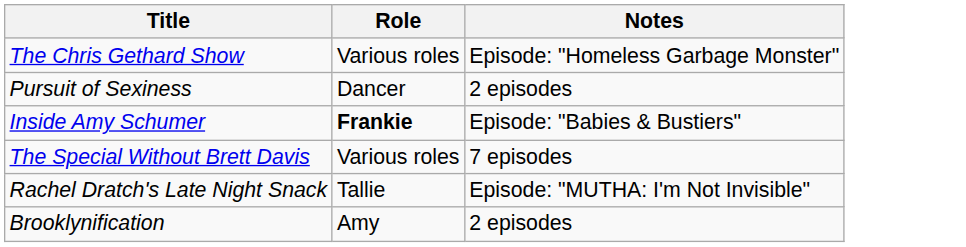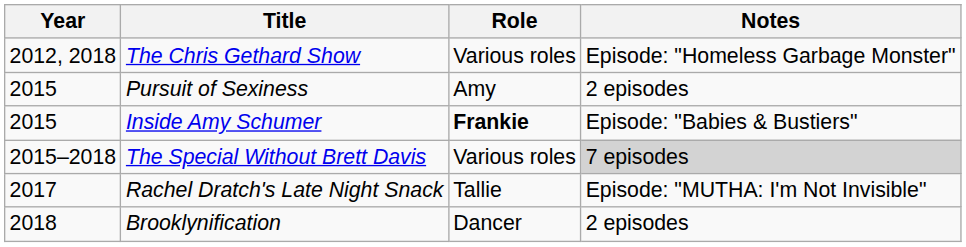+ column: (63, 21)
(371, 88) Dancer -> (475, 88) Amy
(521, 156) no background -> (637, 156) lightgrey background
(358, 223) Amy -> (488, 223) Dancer
